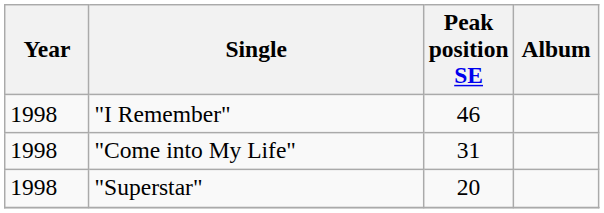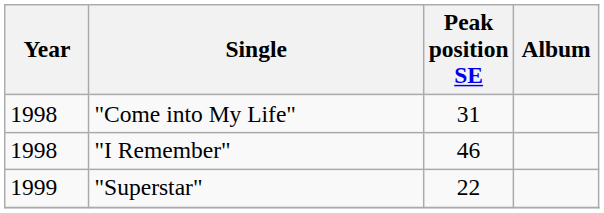rows swapped: (195, 150) <-> (163, 113)
(34, 187) 1998 -> (34, 187) 1999
(469, 187) 20 -> (469, 187) 22
